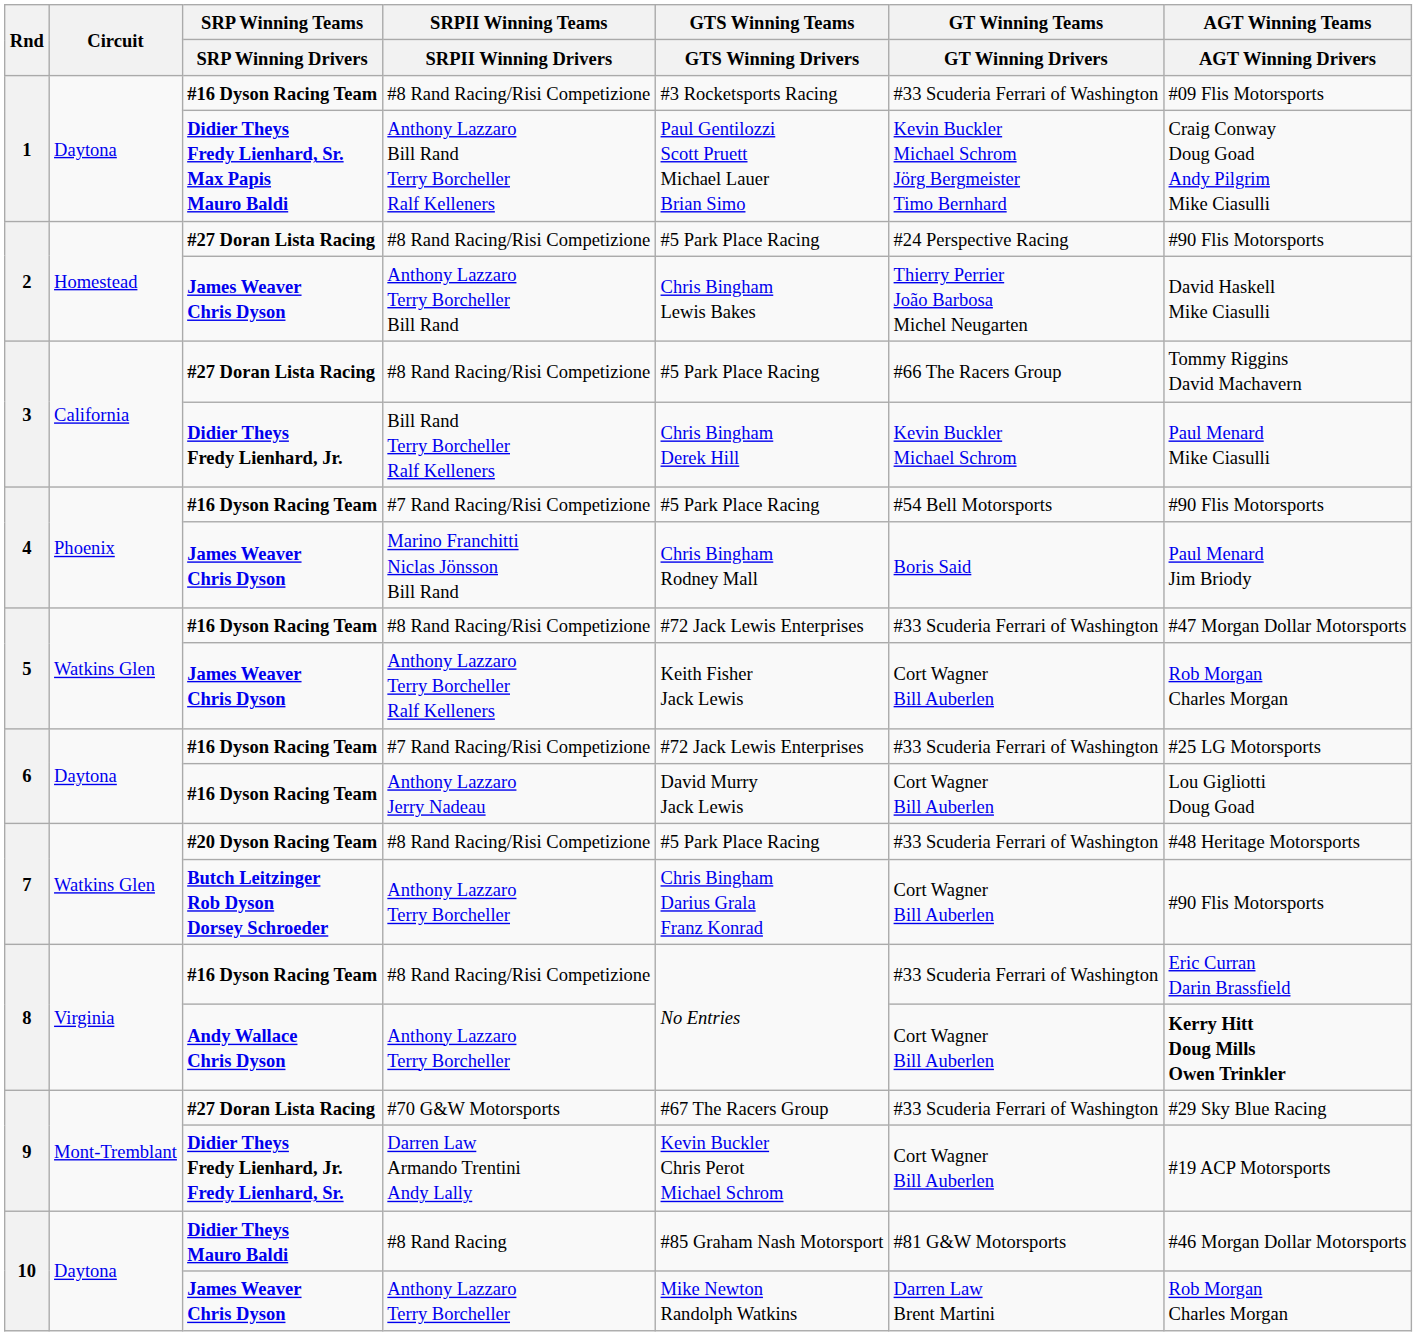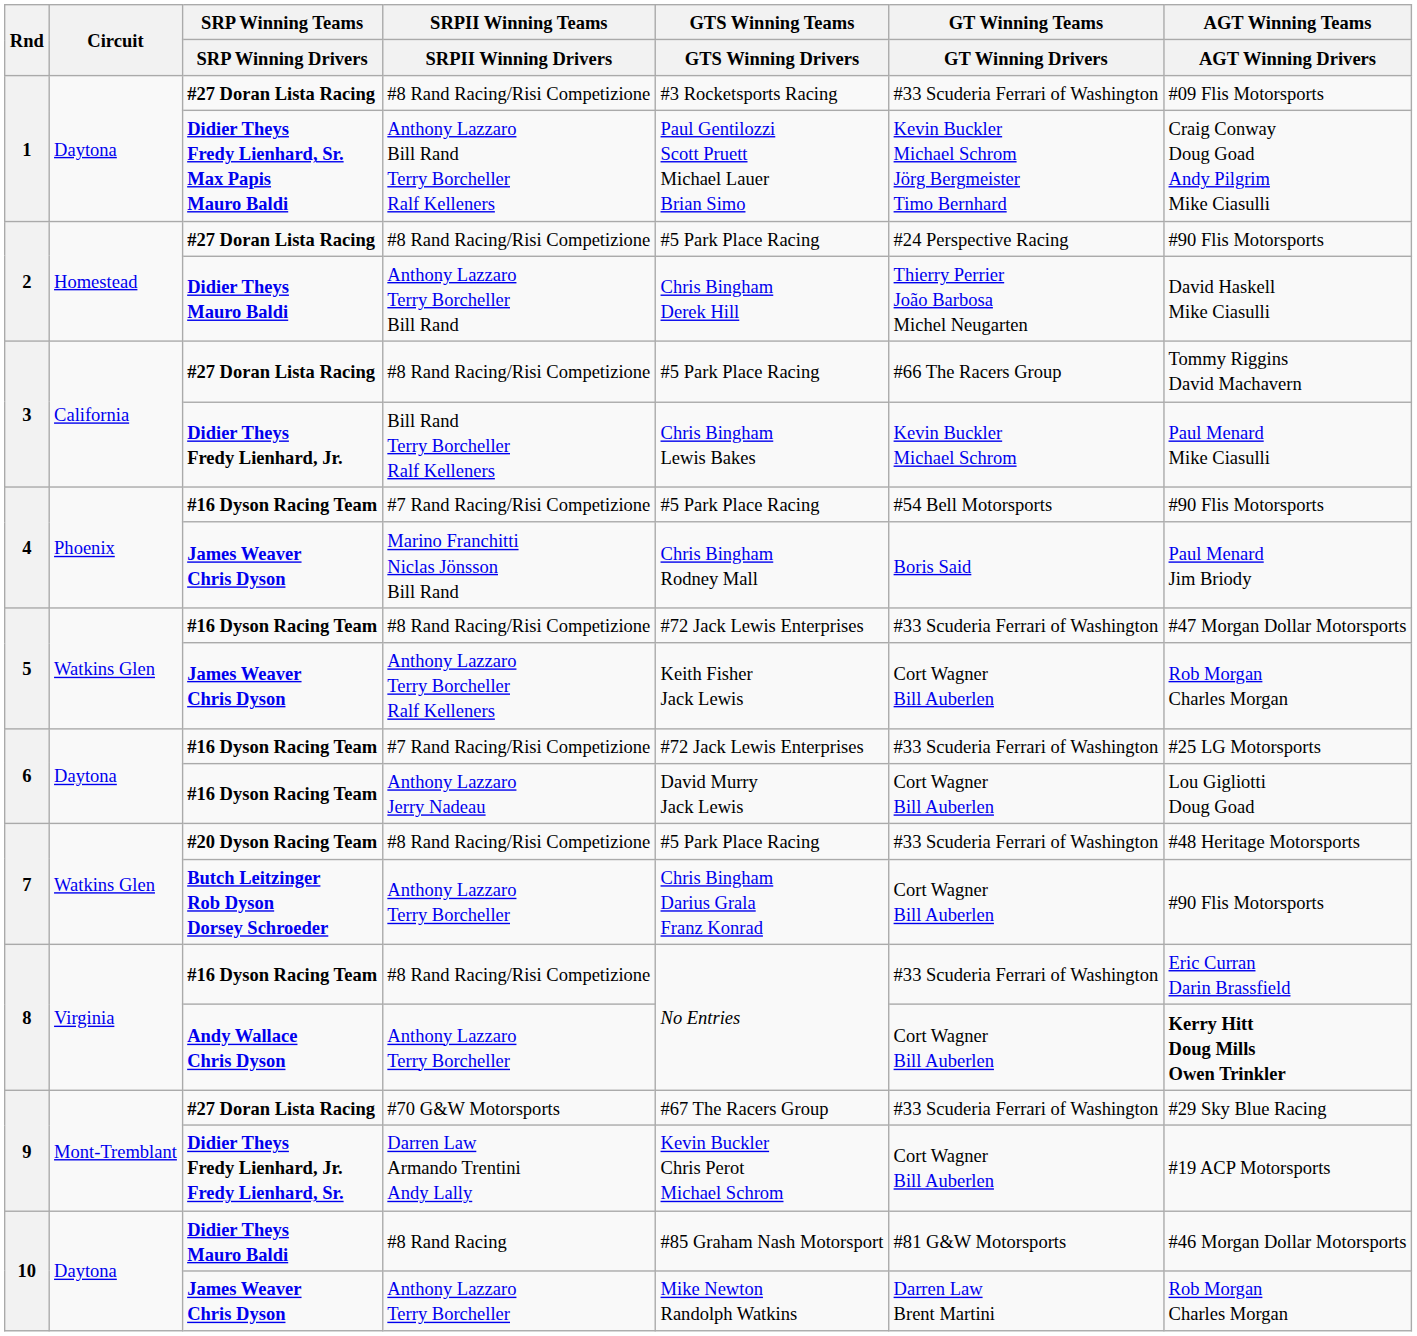(282, 94) #16 Dyson Racing Team -> (281, 94) #27 Doran Lista Racing
(244, 299) James Weaver Chris Dyson -> (238, 299) Didier Theys Mauro Baldi
(717, 299) Chris Bingham Lewis Bakes -> (717, 299) Chris Bingham Derek Hill
(717, 445) Chris Bingham Derek Hill -> (717, 445) Chris Bingham Lewis Bakes
